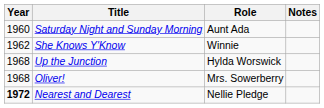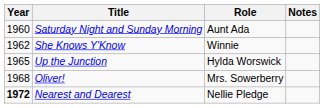(18, 62) 1968 -> (18, 62) 1965
